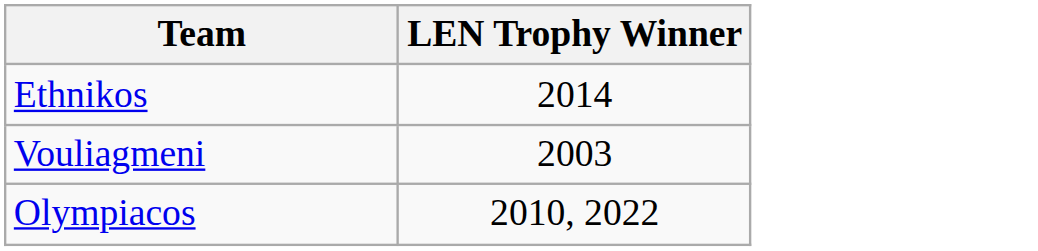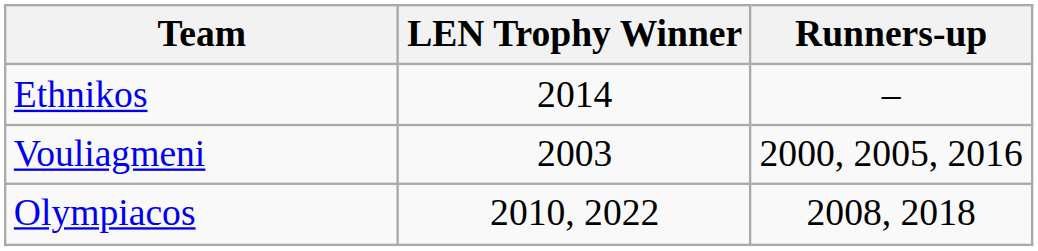+ column: (891, 34)
